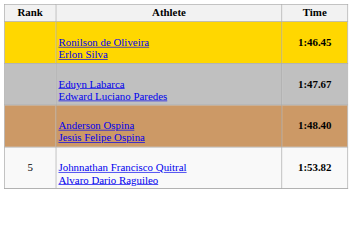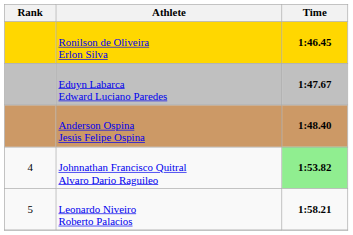(30, 167) 5 -> (30, 167) 4
(315, 167) no background -> (315, 167) lightgreen background
+ row: (97, 215)
